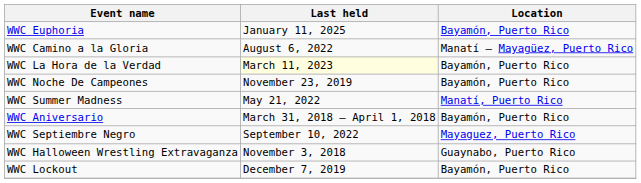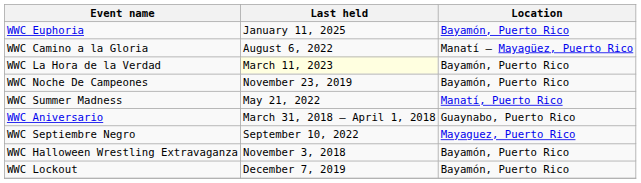(505, 117) Bayamón, Puerto Rico -> (508, 117) Guaynabo, Puerto Rico
(508, 152) Guaynabo, Puerto Rico -> (505, 152) Bayamón, Puerto Rico
